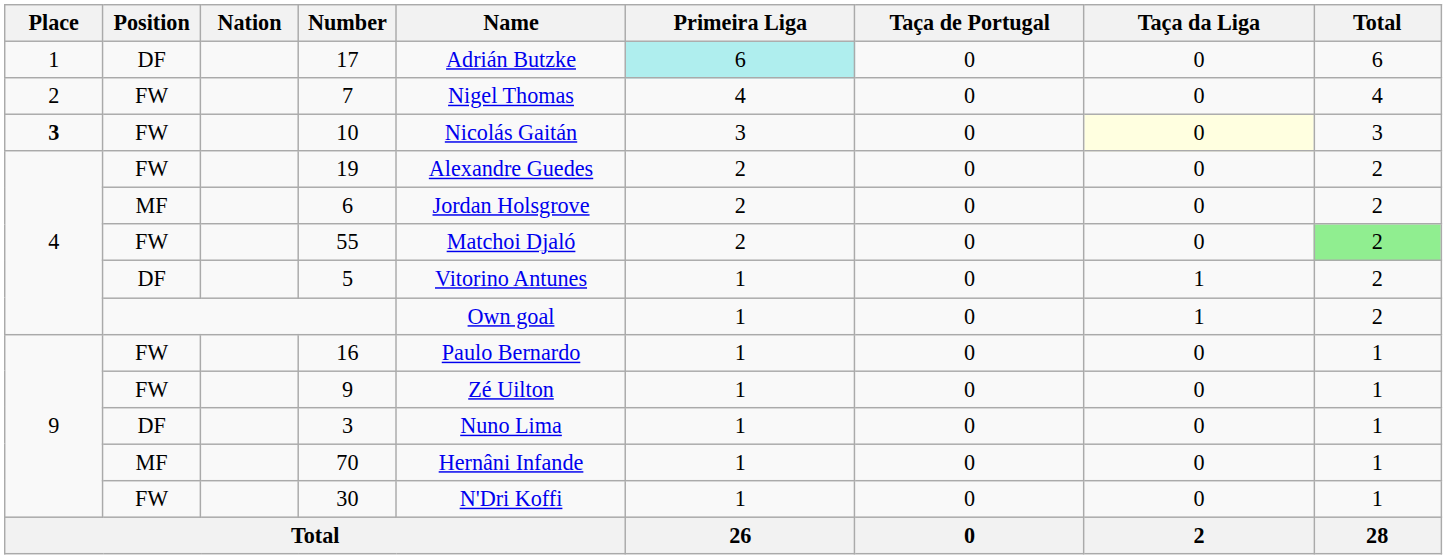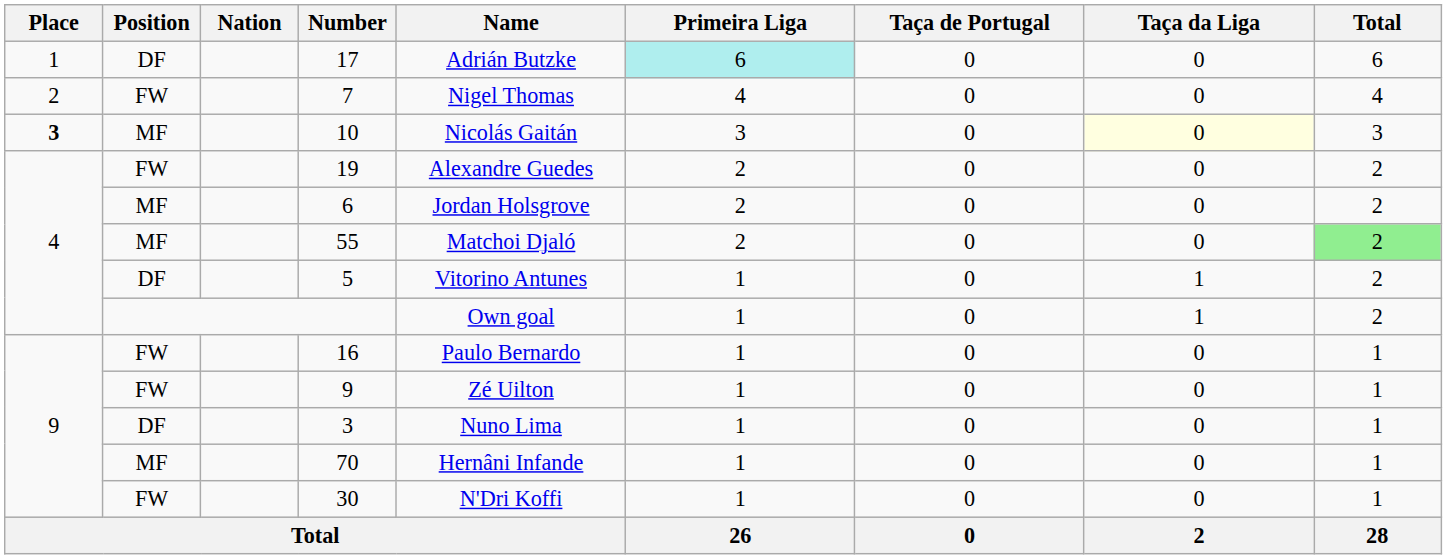(152, 132) FW -> (152, 132) MF
(152, 242) FW -> (152, 242) MF
